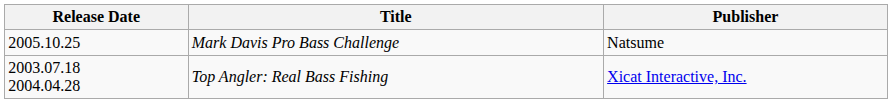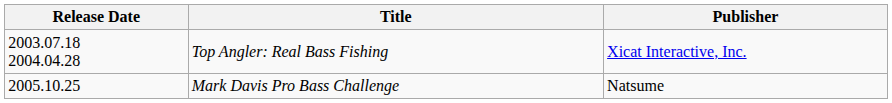rows swapped: (295, 42) <-> (290, 76)
